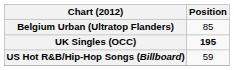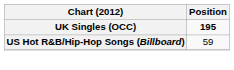- row: (96, 27)
